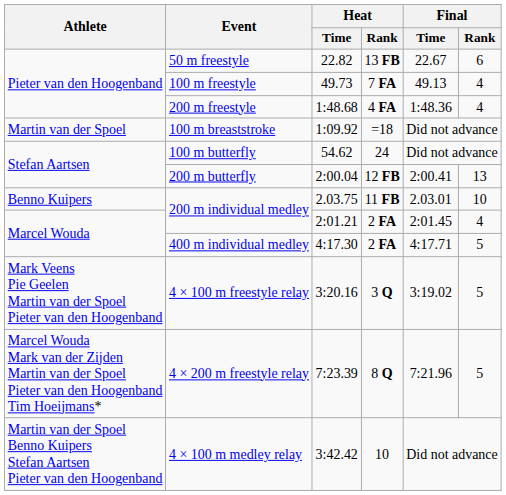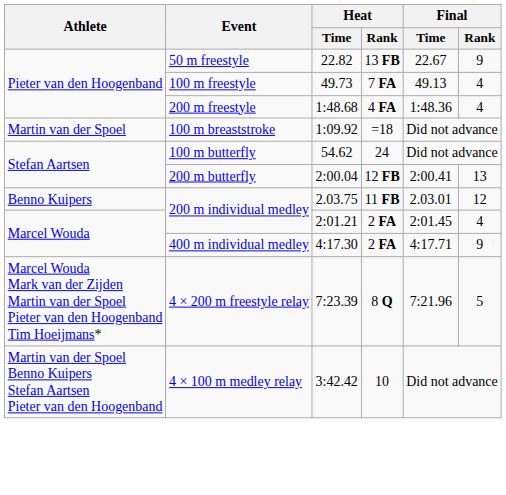(480, 61) 6 -> (480, 61) 9
(480, 199) 10 -> (480, 199) 12
(480, 245) 5 -> (480, 245) 9
- row: (239, 293)
